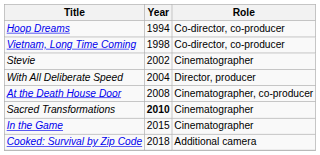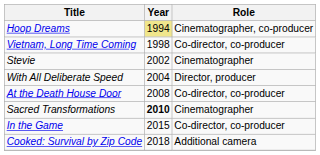(158, 28) no background -> (158, 28) khaki background
(230, 28) Co-director, co-producer -> (244, 28) Cinematographer, co-producer
(244, 93) Cinematographer, co-producer -> (230, 93) Co-director, co-producer
(214, 126) Cinematographer -> (230, 126) Co-director, co-producer
